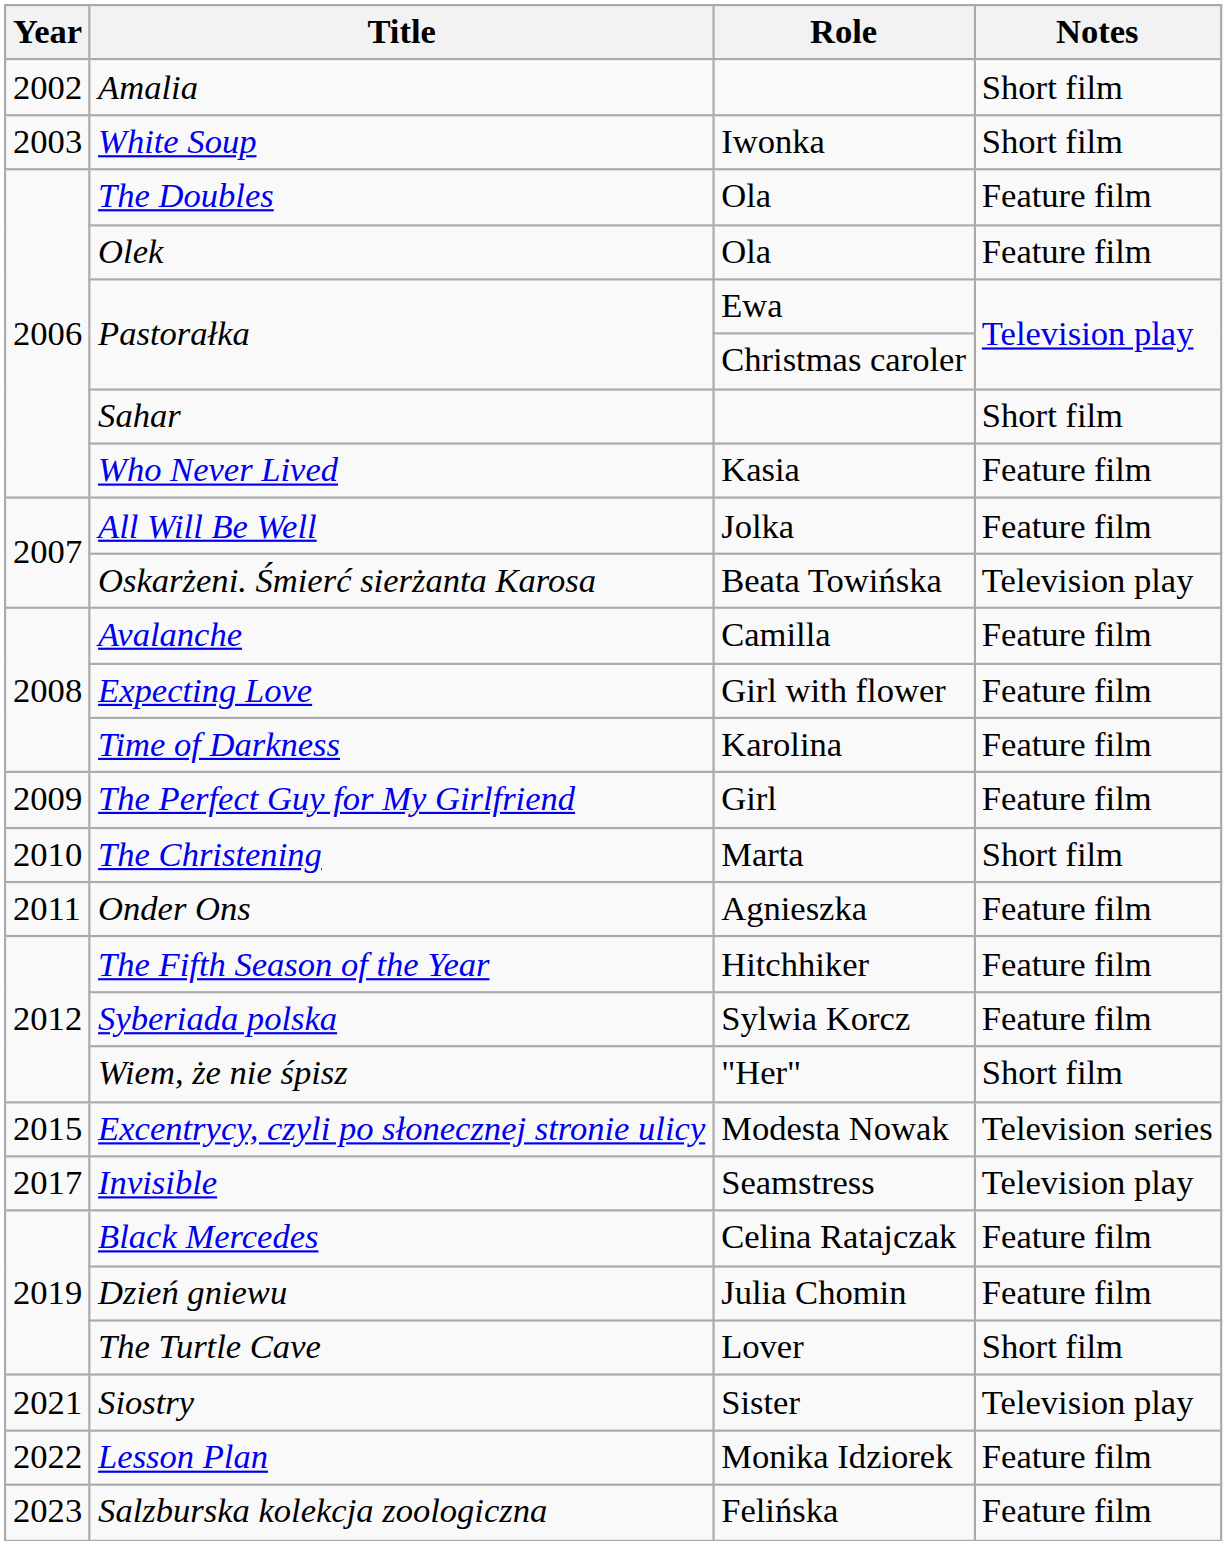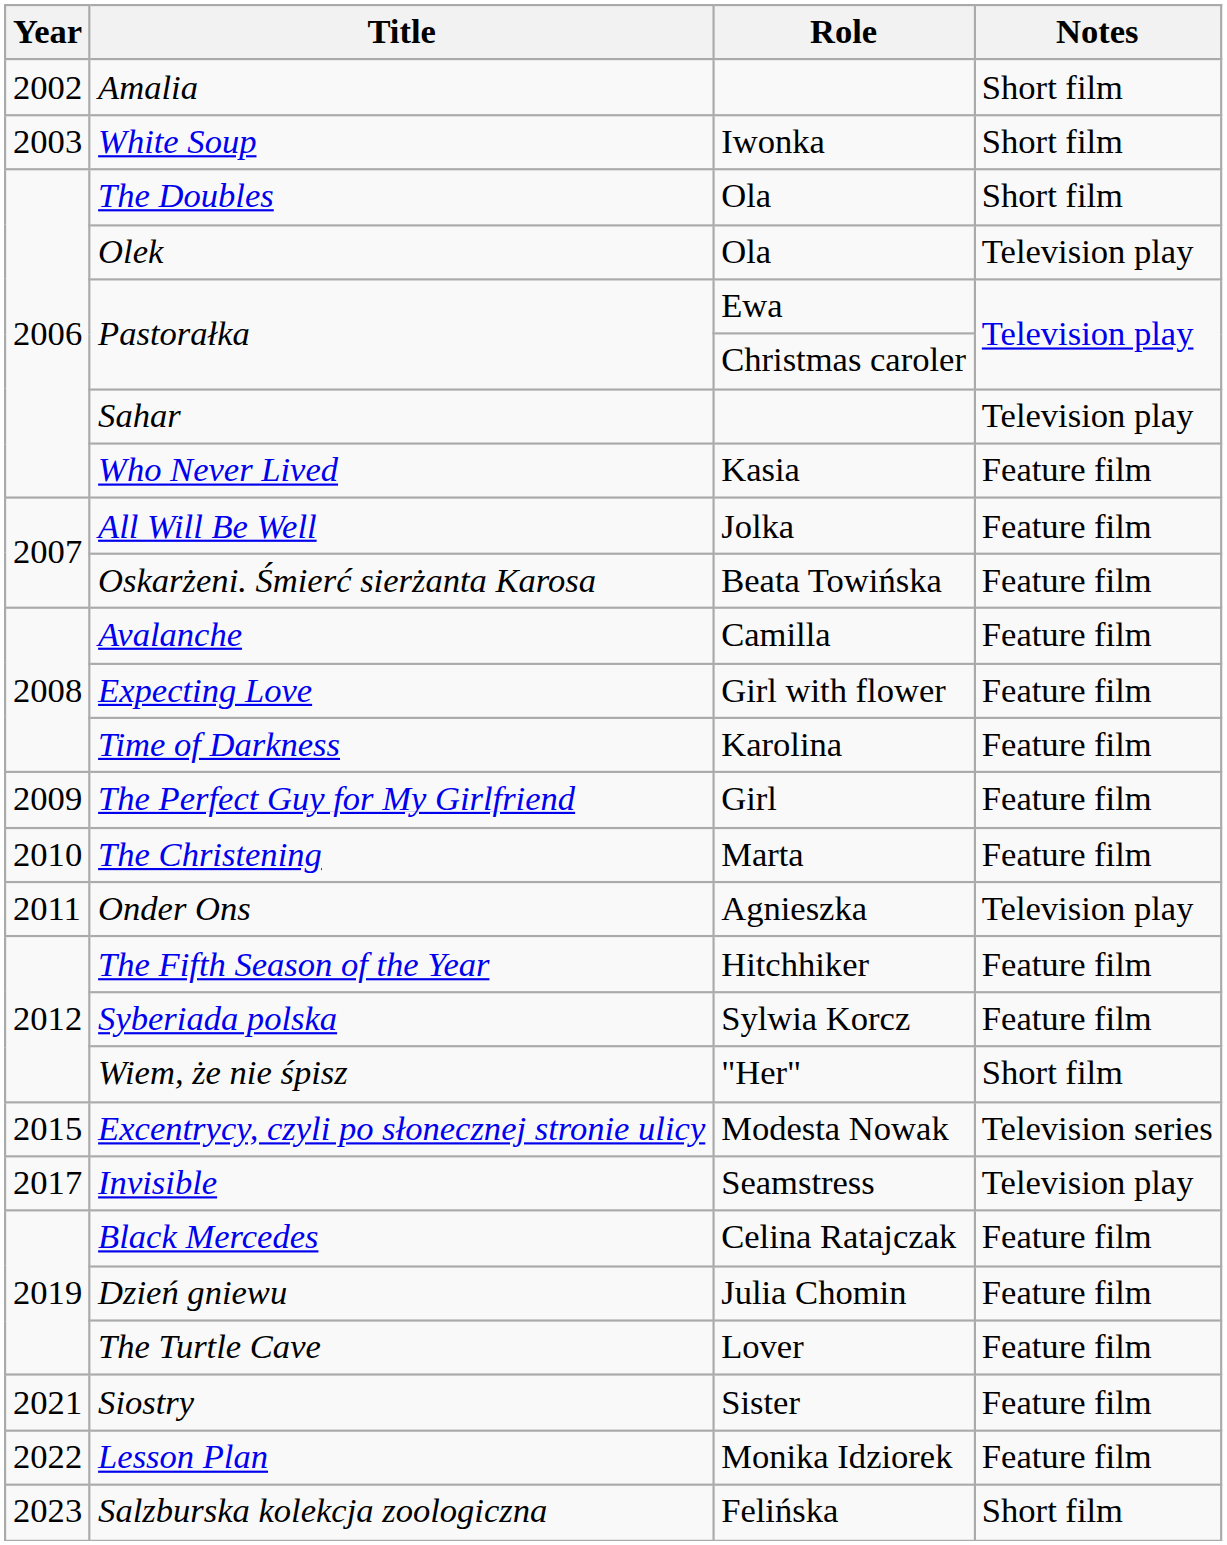(1067, 196) Feature film -> (1052, 196) Short film
(1067, 251) Feature film -> (1088, 251) Television play
(1052, 415) Short film -> (1088, 415) Television play
(1088, 580) Television play -> (1067, 580) Feature film
(1052, 854) Short film -> (1067, 854) Feature film
(1067, 908) Feature film -> (1088, 908) Television play
(1052, 1347) Short film -> (1067, 1347) Feature film
(1088, 1402) Television play -> (1067, 1402) Feature film
(1067, 1511) Feature film -> (1052, 1511) Short film
